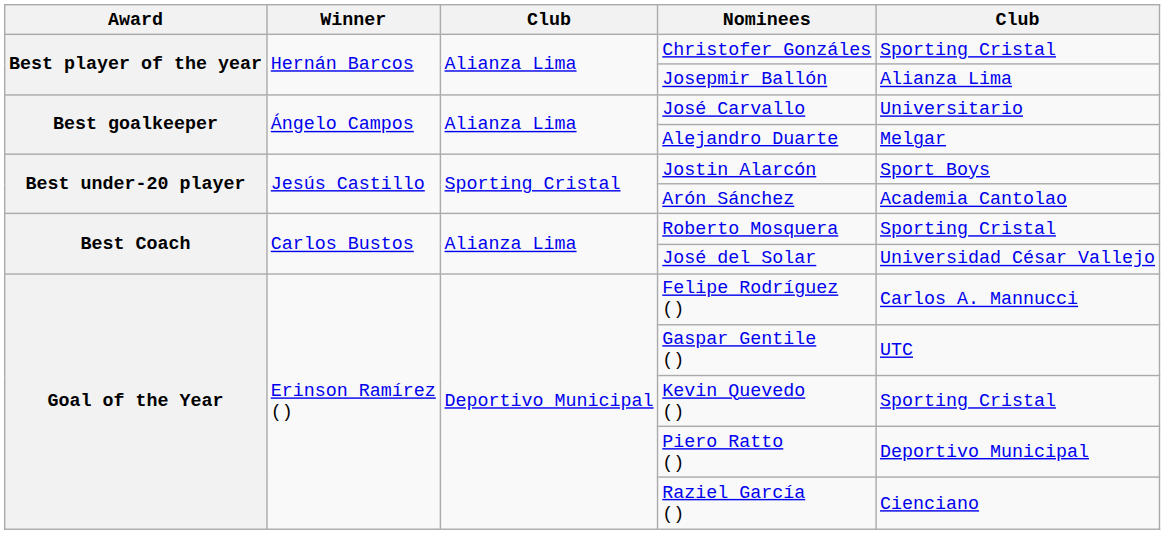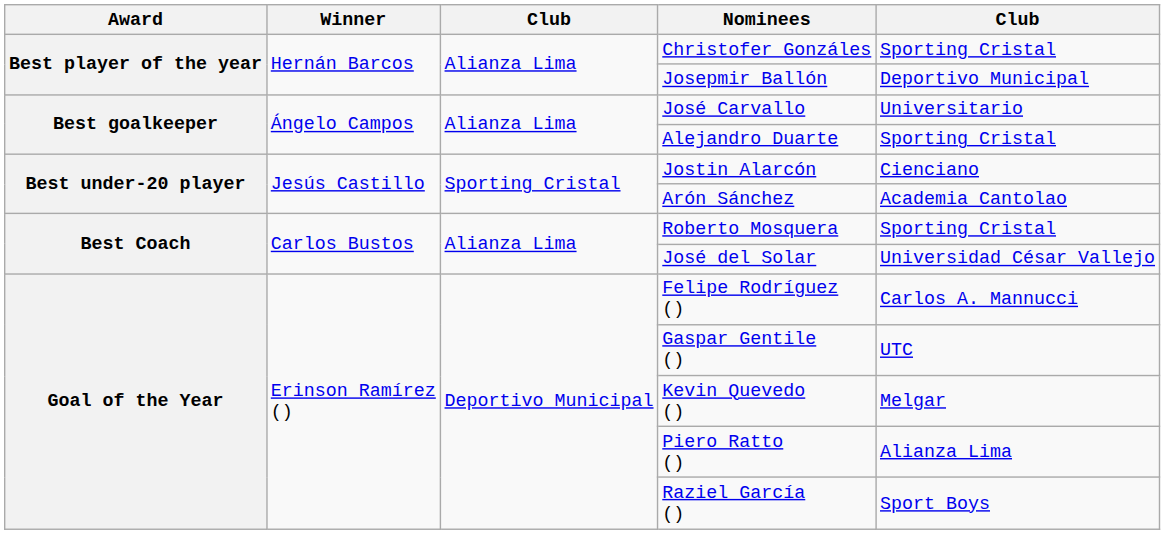(946, 79) Alianza Lima -> (985, 79) Deportivo Municipal
(913, 139) Melgar -> (968, 139) Sporting Cristal
(935, 169) Sport Boys -> (930, 169) Cienciano
(968, 401) Sporting Cristal -> (913, 401) Melgar
(985, 452) Deportivo Municipal -> (946, 452) Alianza Lima
(930, 503) Cienciano -> (935, 503) Sport Boys
